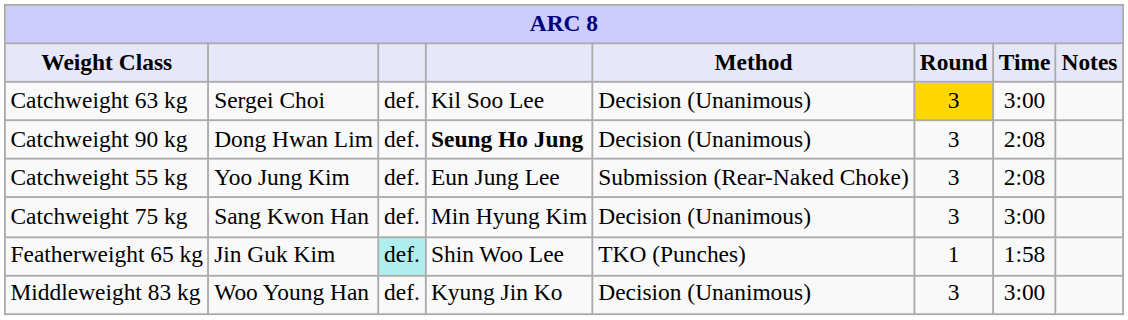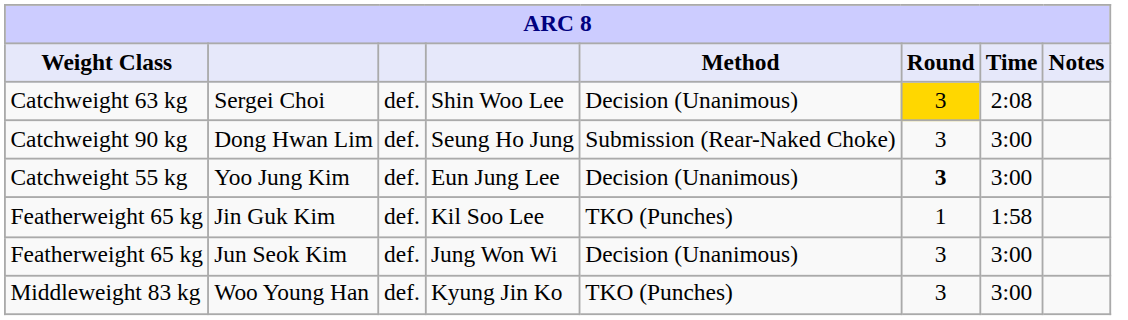(488, 100) Kil Soo Lee -> (497, 100) Shin Woo Lee
(1025, 100) 3:00 -> (1012, 100) 2:08
(507, 139) bold -> (503, 139) normal
(705, 139) Decision (Unanimous) -> (740, 139) Submission (Rear-Naked Choke)
(1025, 139) 2:08 -> (1012, 139) 3:00
(753, 178) Submission (Rear-Naked Choke) -> (692, 178) Decision (Unanimous)
(954, 178) normal -> (941, 178) bold
(1025, 178) 2:08 -> (1012, 178) 3:00
- row: (292, 216)
(402, 255) paleturquoise background -> (402, 216) no background
(497, 255) Shin Woo Lee -> (488, 216) Kil Soo Lee
+ row: (281, 255)
(705, 293) Decision (Unanimous) -> (659, 293) TKO (Punches)
